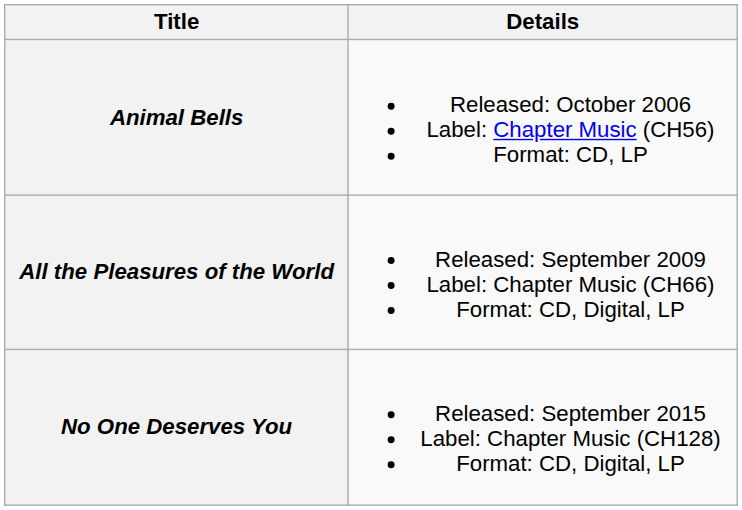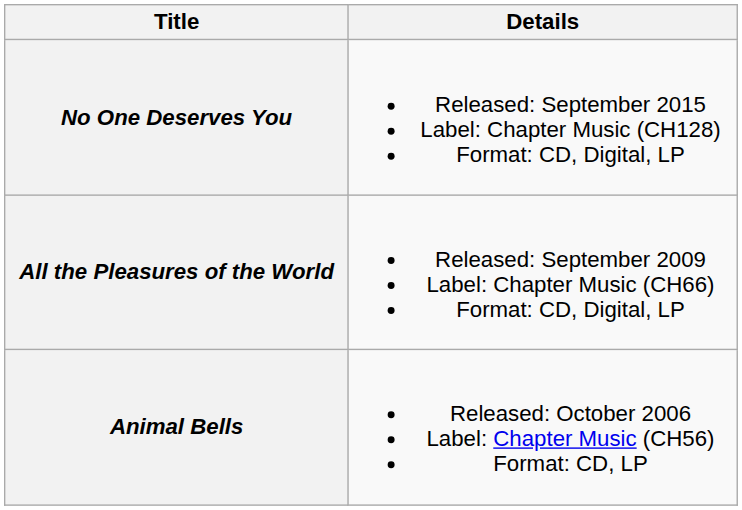rows swapped: (177, 117) <-> (177, 426)
